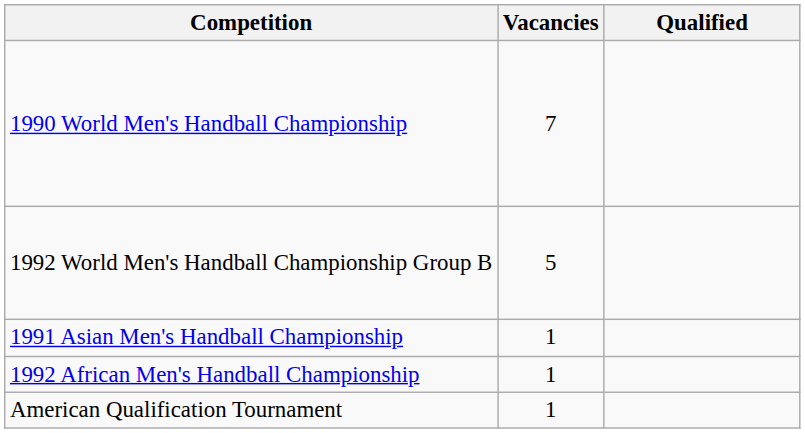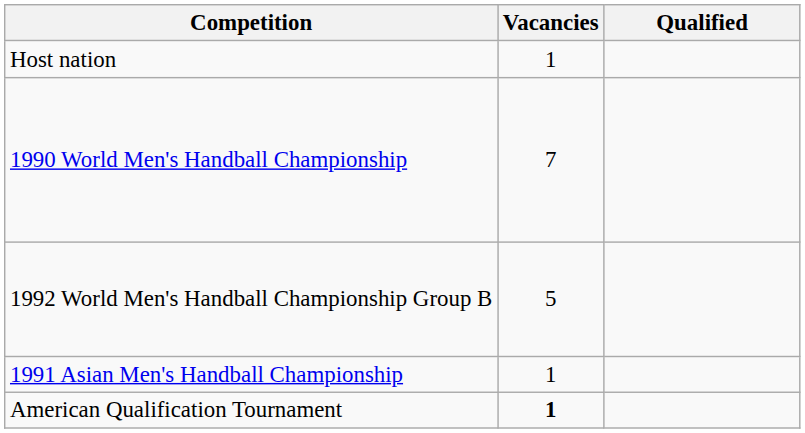+ row: (63, 58)
- row: (215, 373)
(551, 409) normal -> (551, 409) bold
